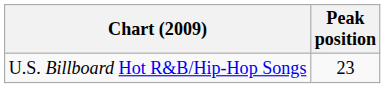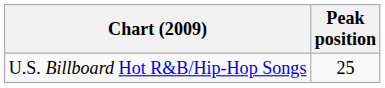(345, 67) 23 -> (345, 67) 25
